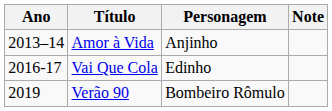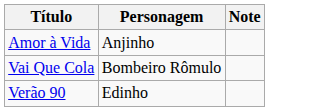- column: (36, 17)
(188, 67) Edinho -> (162, 67) Bombeiro Rômulo
(225, 93) Bombeiro Rômulo -> (125, 93) Edinho
